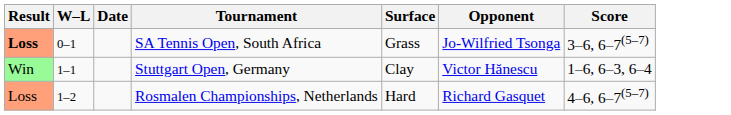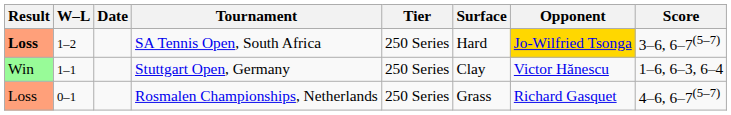+ column: (417, 16)
(67, 44) 0–1 -> (67, 44) 1–2
(402, 43) Grass -> (472, 43) Hard
(501, 43) no background -> (573, 43) gold background
(67, 96) 1–2 -> (67, 96) 0–1
(400, 95) Hard -> (474, 95) Grass
